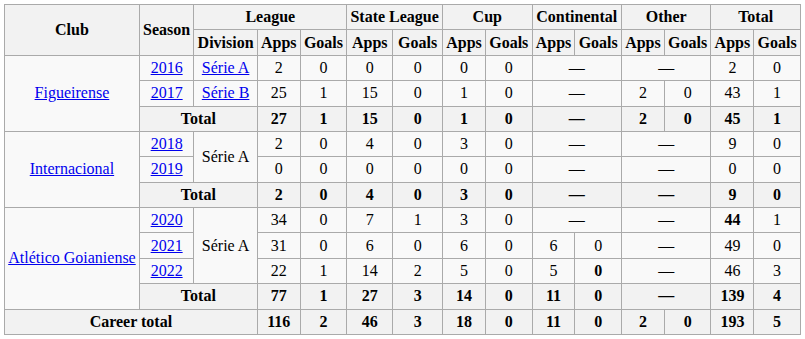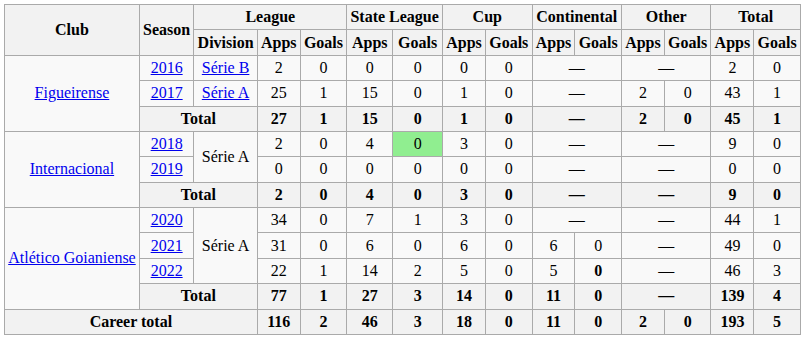(226, 67) Série A -> (226, 67) Série B
(226, 93) Série B -> (226, 93) Série A
(418, 144) no background -> (418, 144) lightgreen background
(732, 220) bold -> (732, 220) normal
